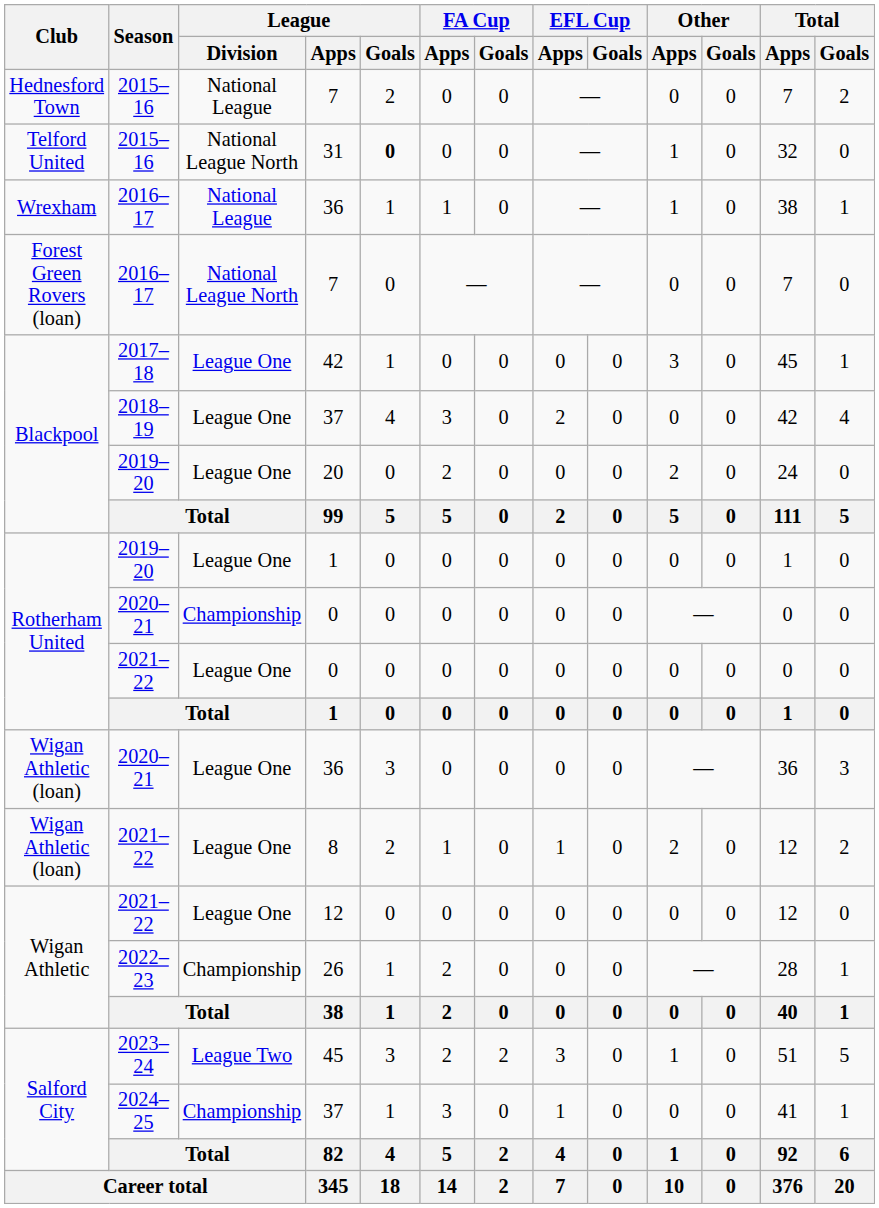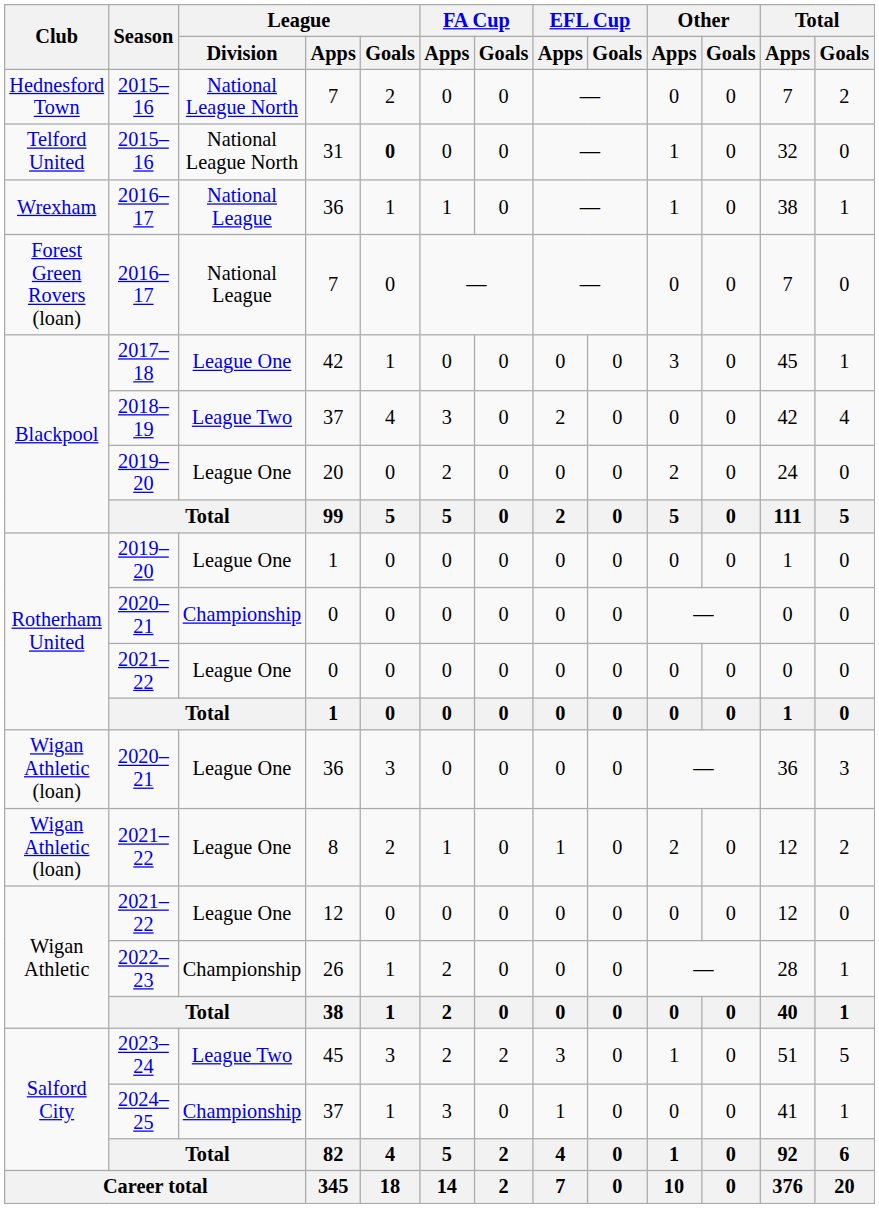(242, 96) National League -> (242, 96) National League North
(242, 284) National League North -> (242, 284) National League
(242, 417) League One -> (242, 417) League Two
